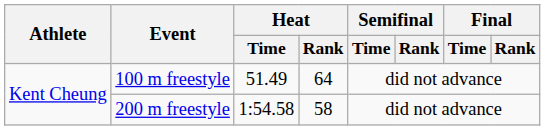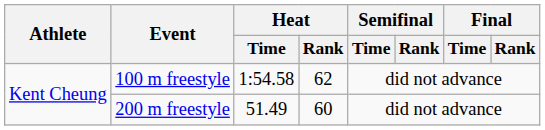(266, 79) 51.49 -> (266, 79) 1:54.58
(323, 79) 64 -> (323, 79) 62
(266, 109) 1:54.58 -> (266, 109) 51.49
(323, 109) 58 -> (323, 109) 60
